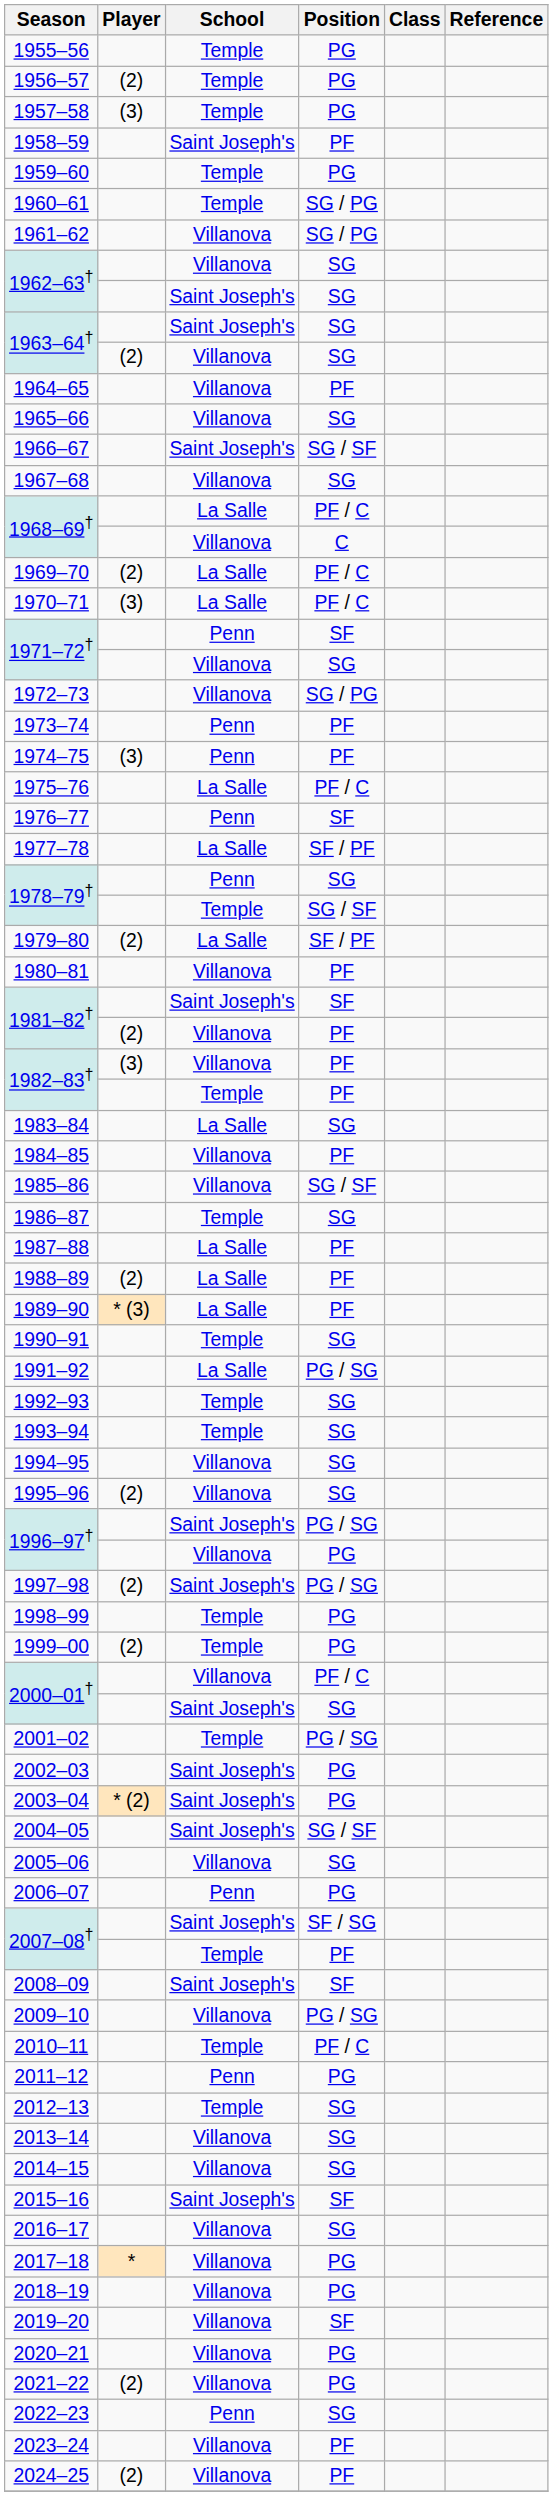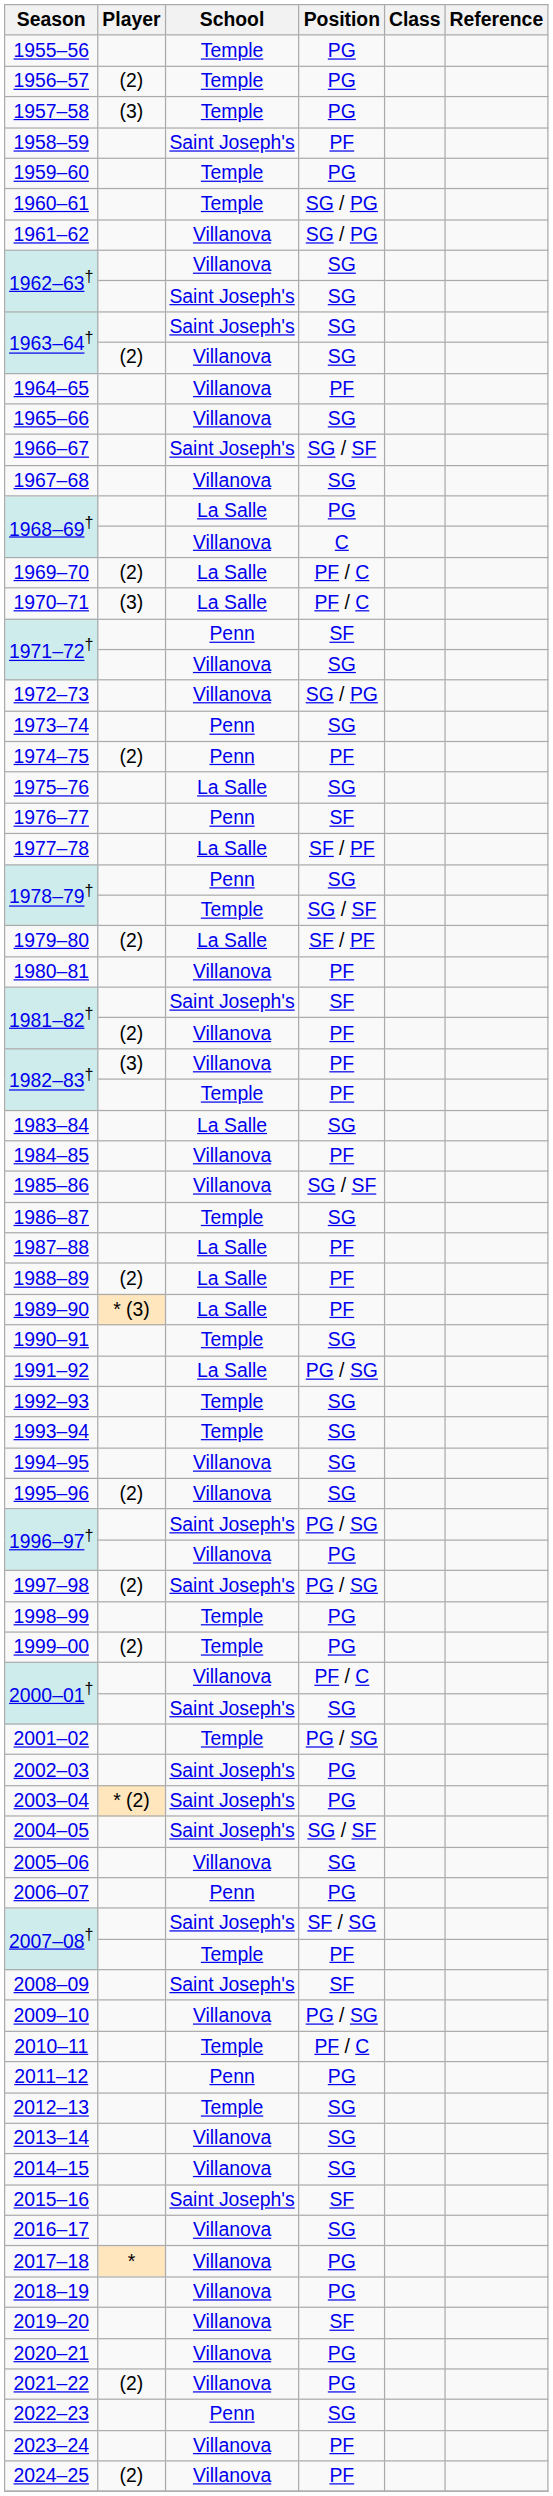(342, 511) PF / C -> (342, 511) PG
(342, 726) PF -> (342, 726) SG
(131, 756) (3) -> (131, 756) (2)
(342, 787) PF / C -> (342, 787) SG
